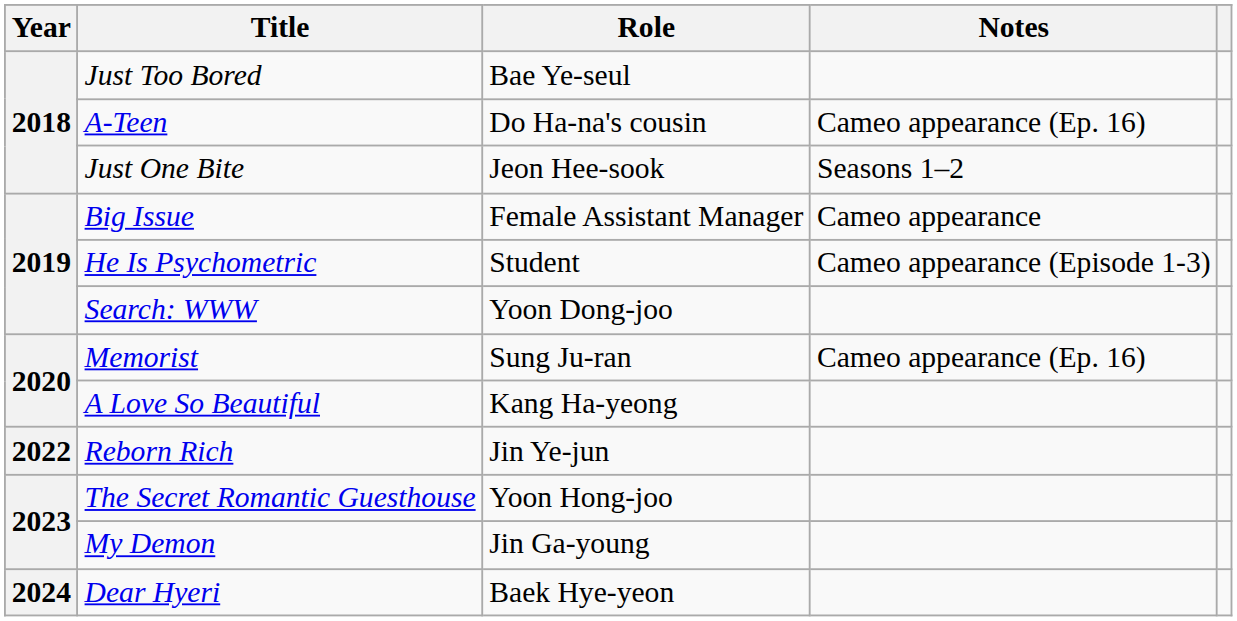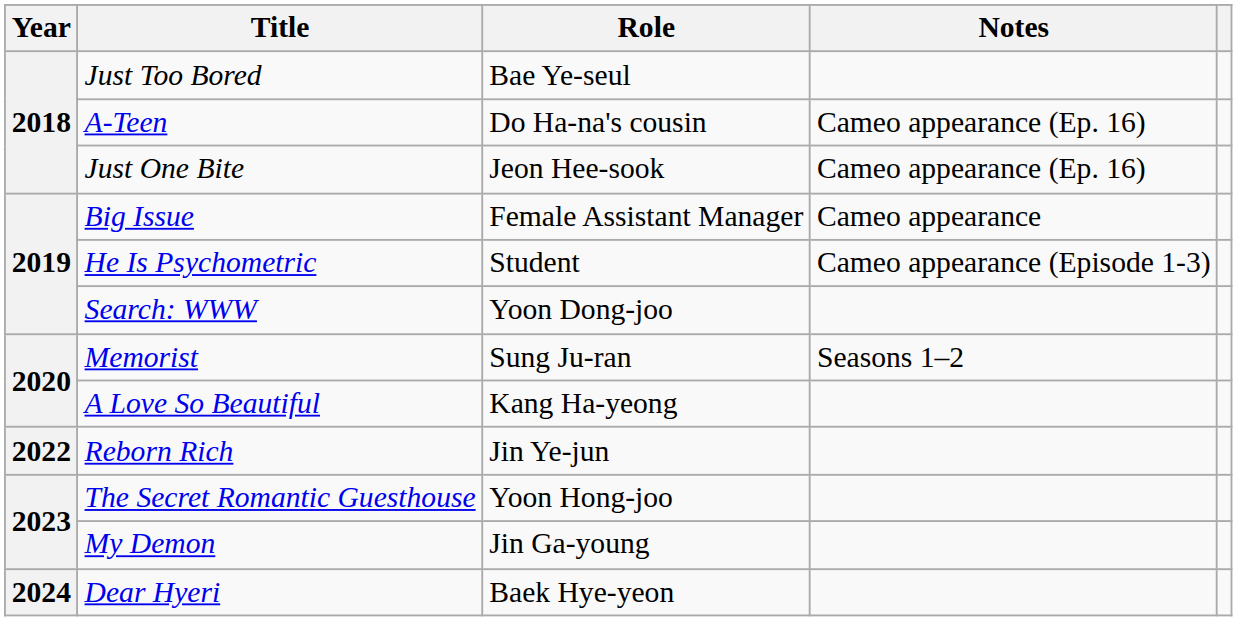(891, 168) Seasons 1–2 -> (981, 168) Cameo appearance (Ep. 16)
(981, 356) Cameo appearance (Ep. 16) -> (891, 356) Seasons 1–2
